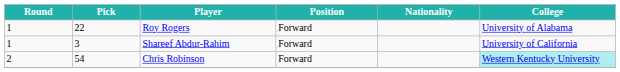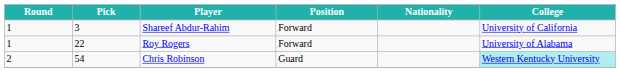rows swapped: (186, 43) <-> (166, 28)
(295, 59) Forward -> (291, 59) Guard
